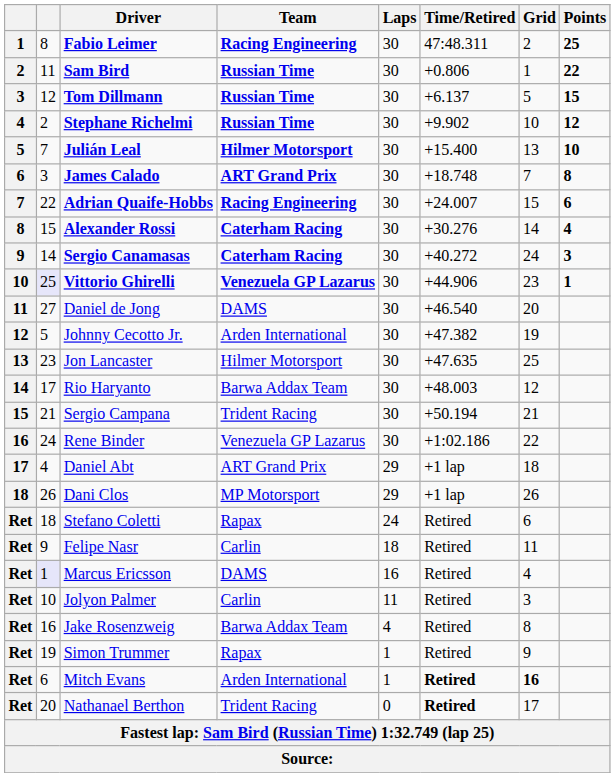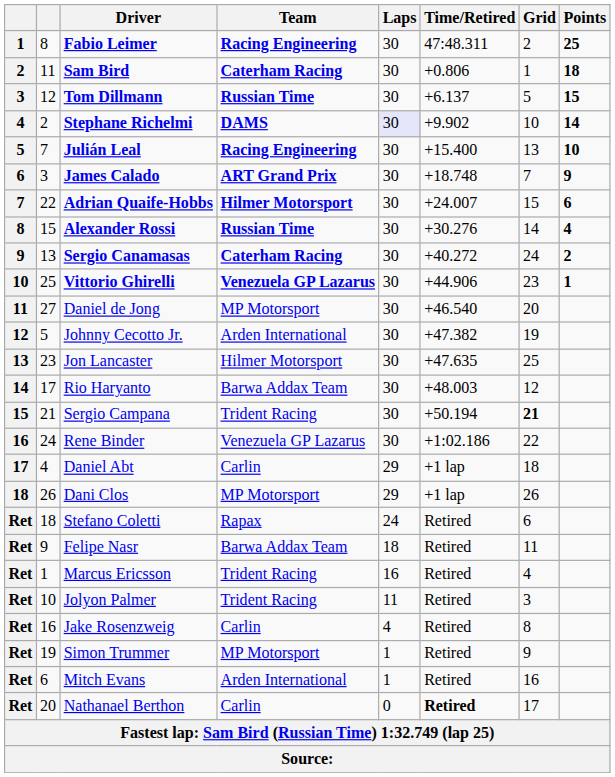(267, 70) Russian Time -> (281, 70) Caterham Racing
(572, 70) 22 -> (572, 70) 18
(267, 123) Russian Time -> (244, 123) DAMS
(391, 123) no background -> (391, 123) lavender background
(572, 123) 12 -> (572, 123) 14
(287, 149) Hilmer Motorsport -> (289, 149) Racing Engineering
(568, 176) 8 -> (568, 176) 9
(289, 202) Racing Engineering -> (287, 202) Hilmer Motorsport
(281, 229) Caterham Racing -> (267, 229) Russian Time
(48, 255) 14 -> (48, 255) 13
(568, 255) 3 -> (568, 255) 2
(48, 282) lavender background -> (48, 282) no background
(244, 308) DAMS -> (270, 308) MP Motorsport
(531, 414) normal -> (531, 414) bold
(273, 467) ART Grand Prix -> (241, 467) Carlin
(241, 546) Carlin -> (284, 546) Barwa Addax Team
(44, 573) lavender background -> (44, 573) no background
(244, 573) DAMS -> (269, 573) Trident Racing
(241, 599) Carlin -> (269, 599) Trident Racing
(284, 626) Barwa Addax Team -> (241, 626) Carlin
(241, 652) Rapax -> (270, 652) MP Motorsport
(450, 679) bold -> (448, 679) normal
(531, 679) bold -> (531, 679) normal
(269, 705) Trident Racing -> (241, 705) Carlin
